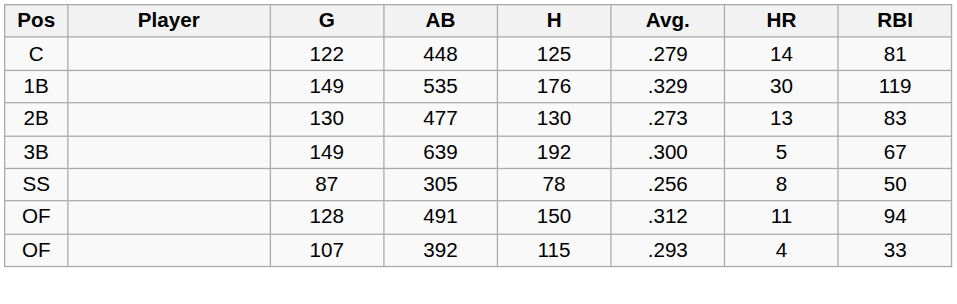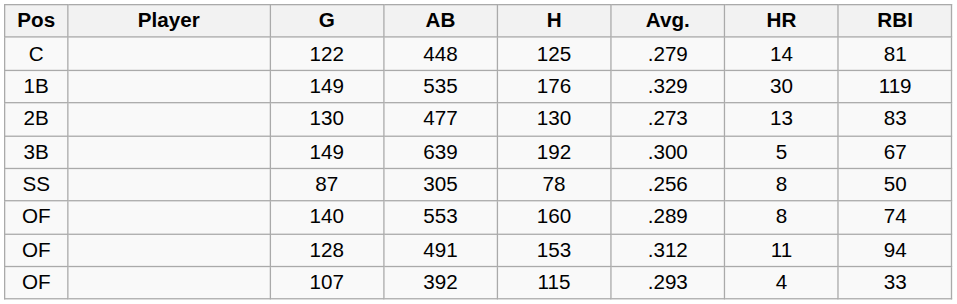+ row: (440, 217)
(554, 217) 150 -> (554, 250) 153
